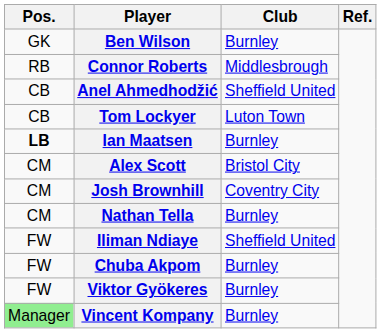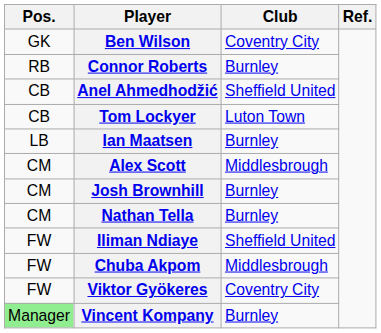(252, 41) Burnley -> (272, 41) Coventry City
(276, 66) Middlesbrough -> (252, 66) Burnley
(39, 141) bold -> (39, 141) normal
(262, 166) Bristol City -> (276, 166) Middlesbrough
(272, 191) Coventry City -> (252, 191) Burnley
(252, 265) Burnley -> (276, 265) Middlesbrough
(252, 290) Burnley -> (272, 290) Coventry City
